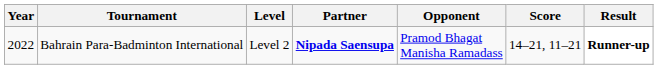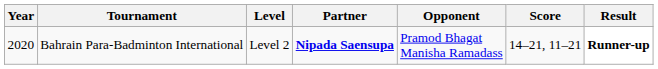(21, 45) 2022 -> (21, 45) 2020
